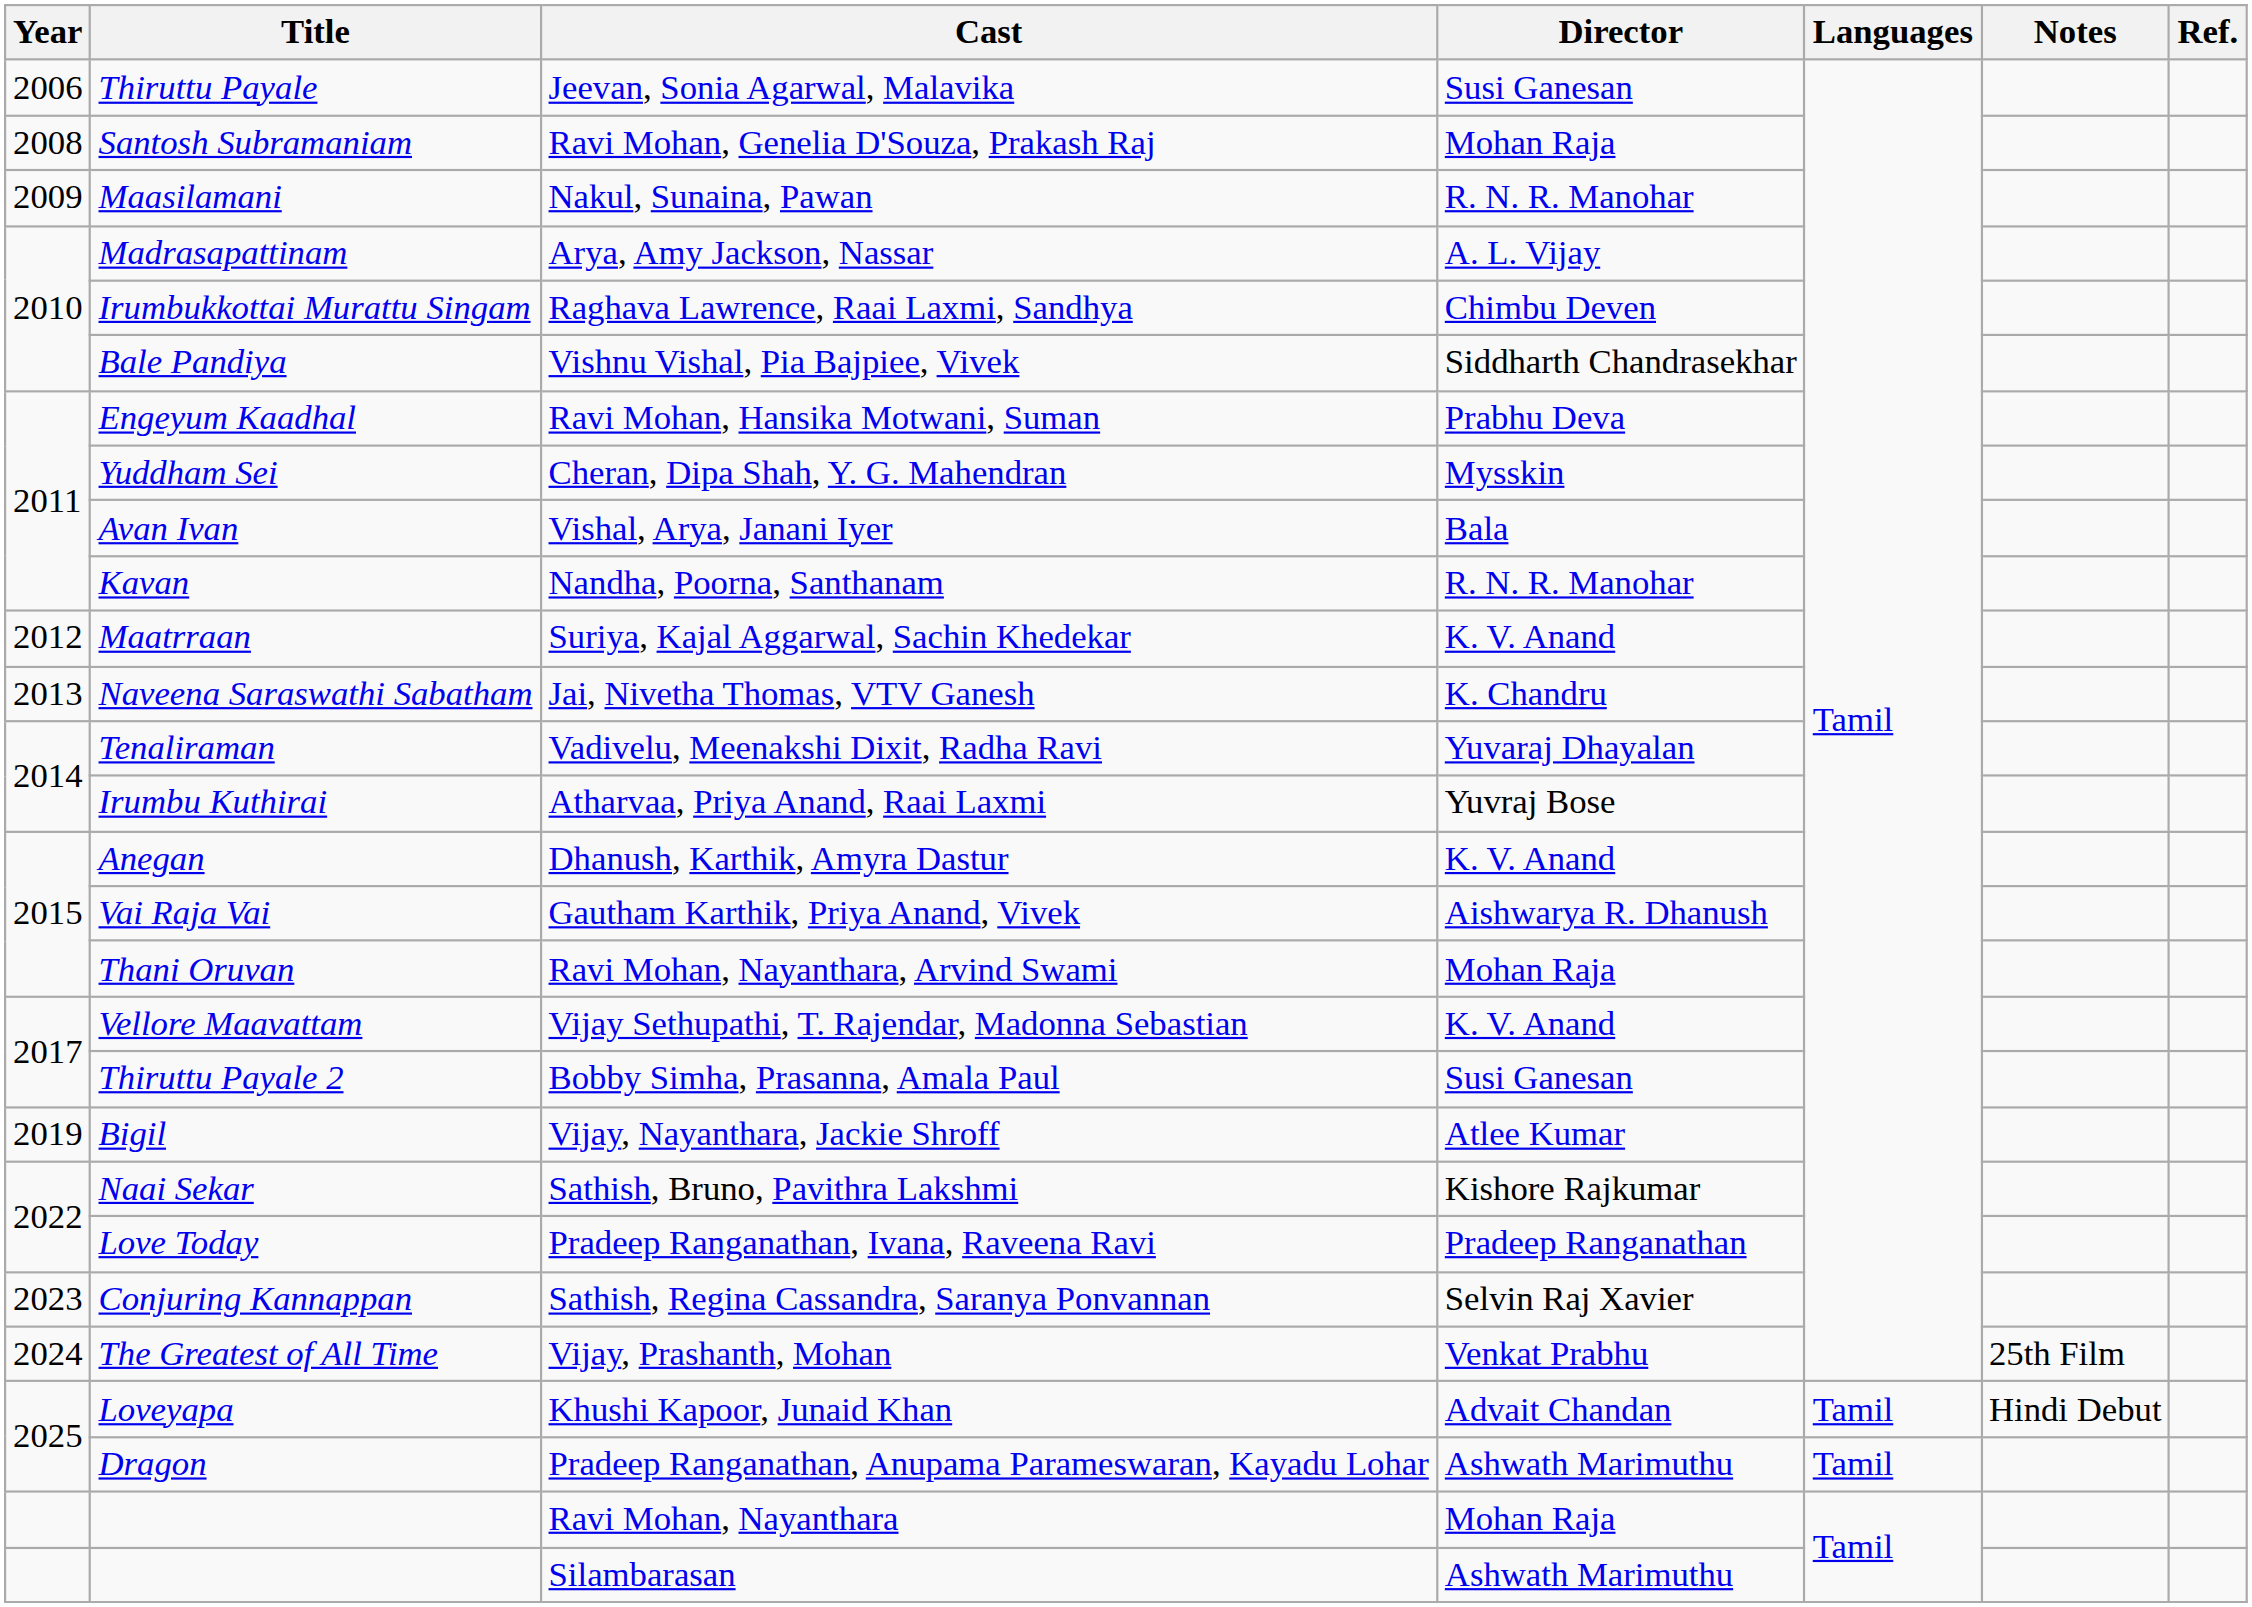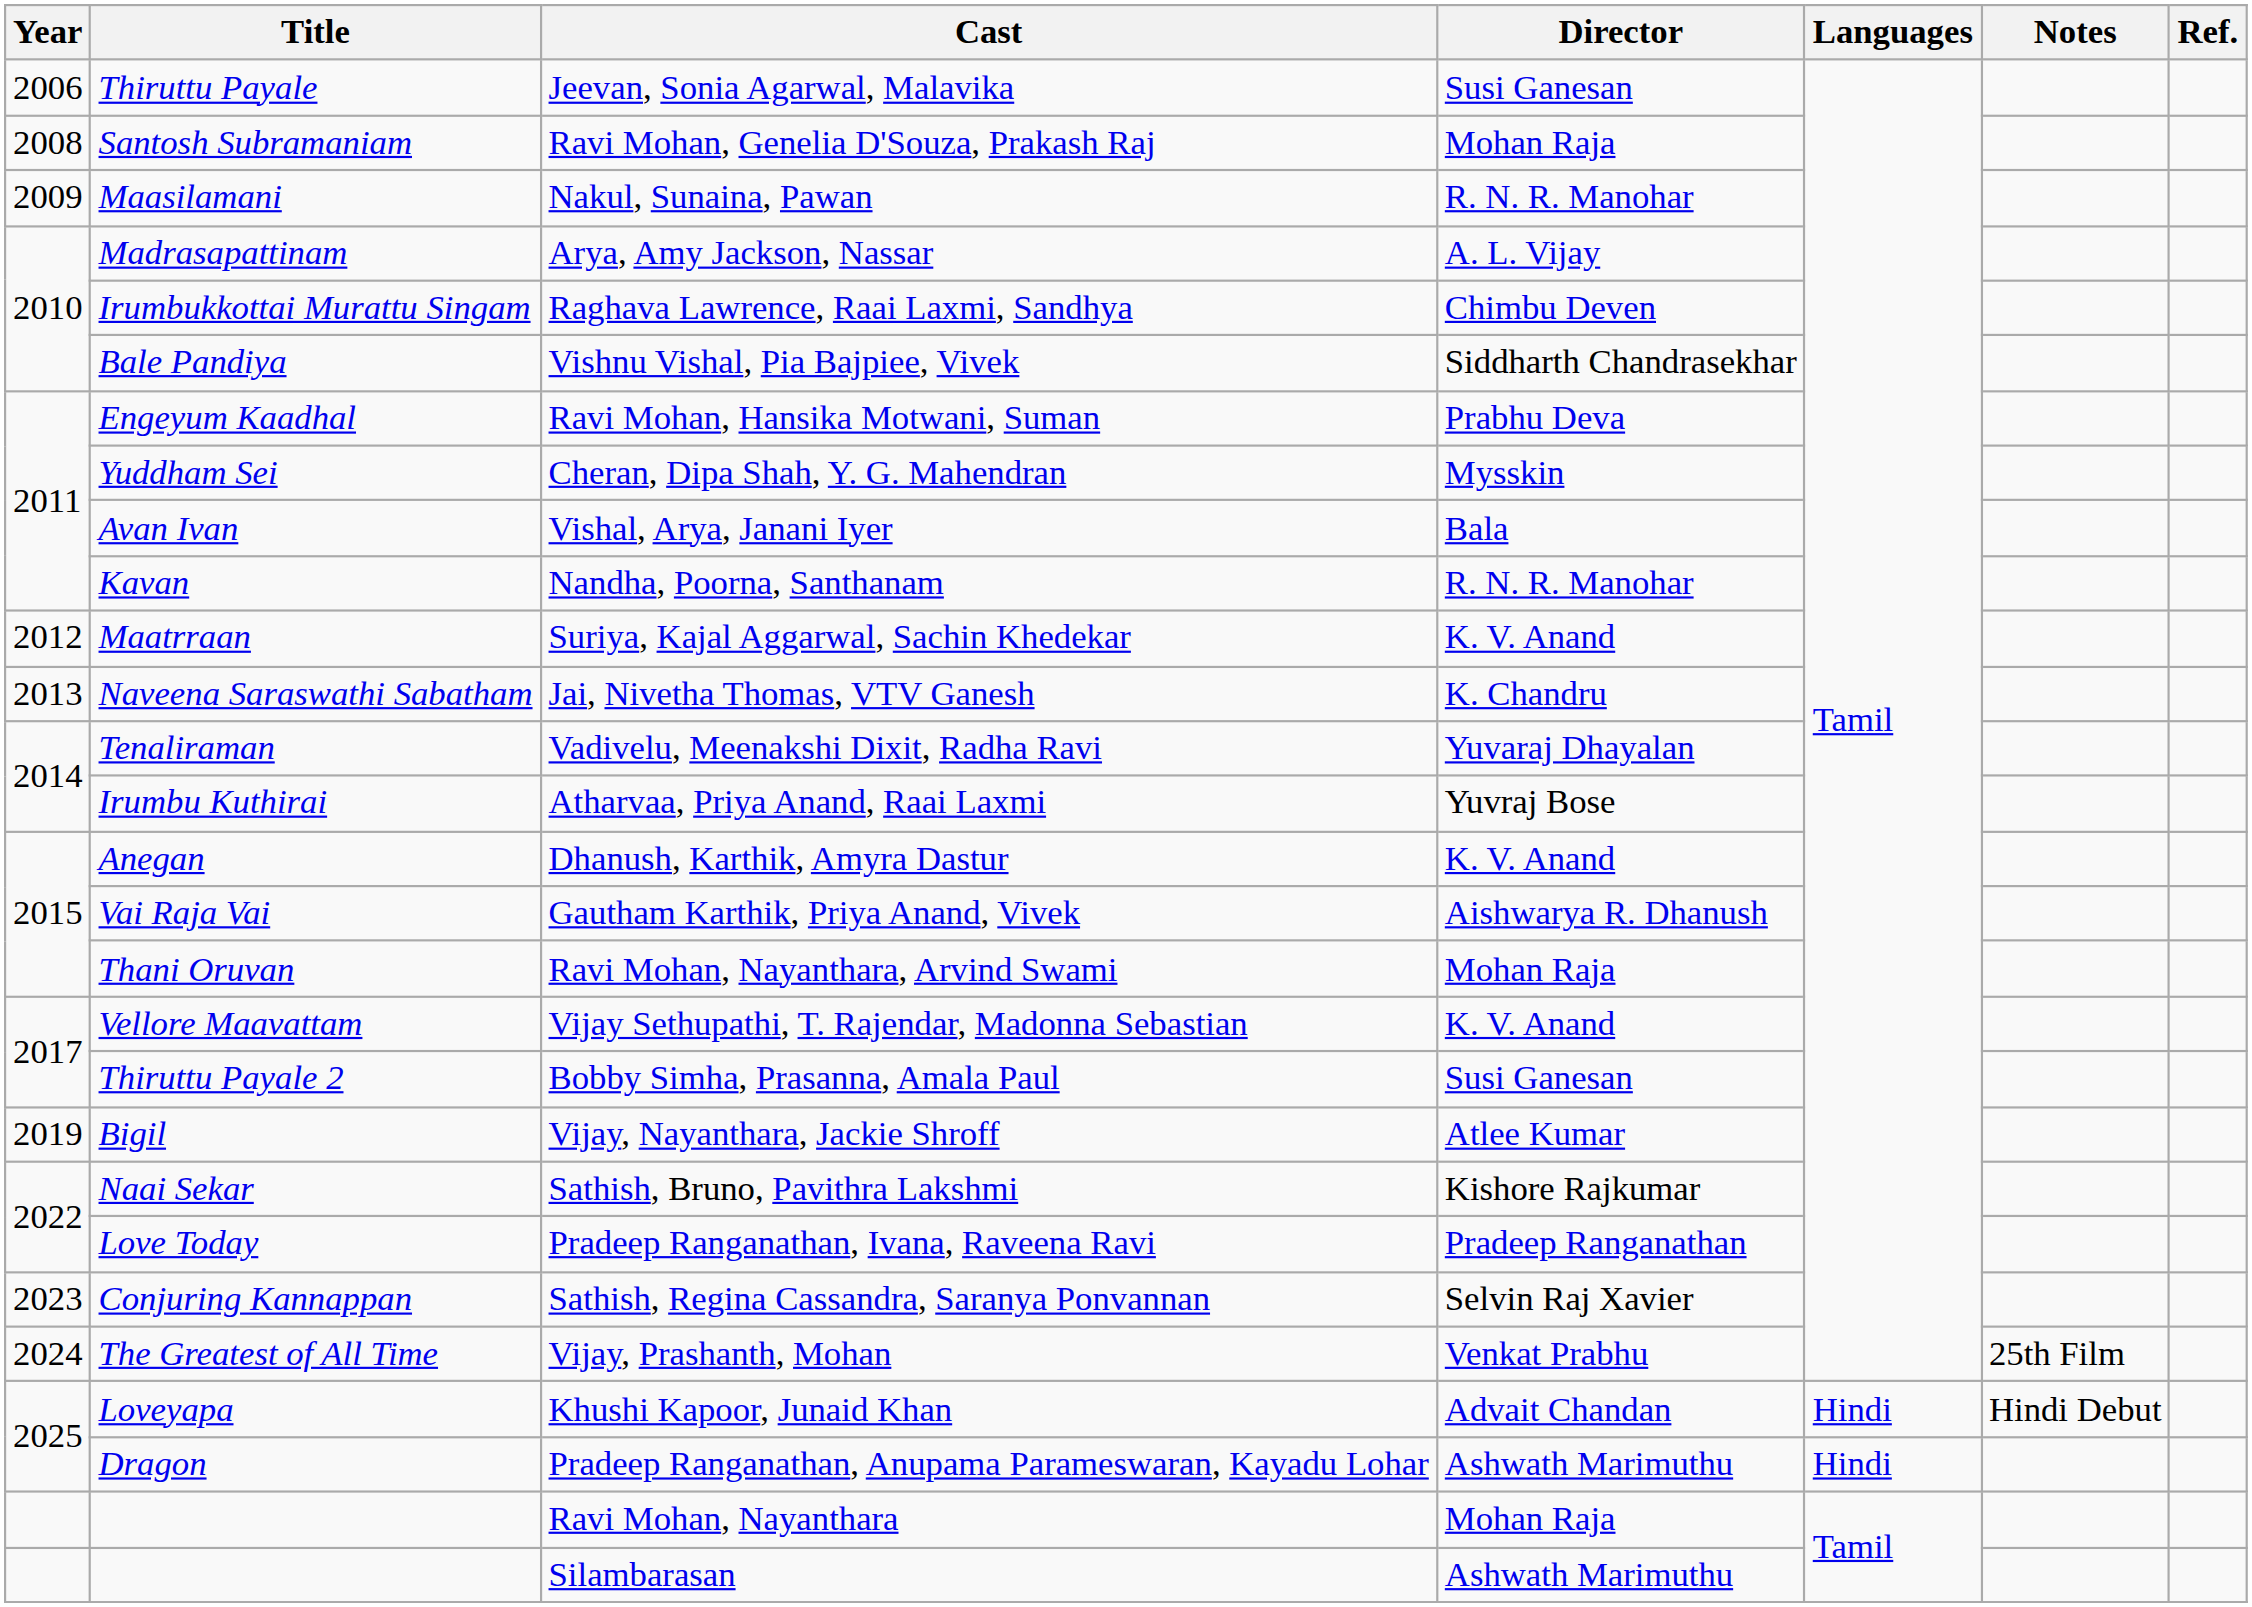(1853, 1408) Tamil -> (1852, 1408) Hindi
(1853, 1463) Tamil -> (1852, 1463) Hindi
